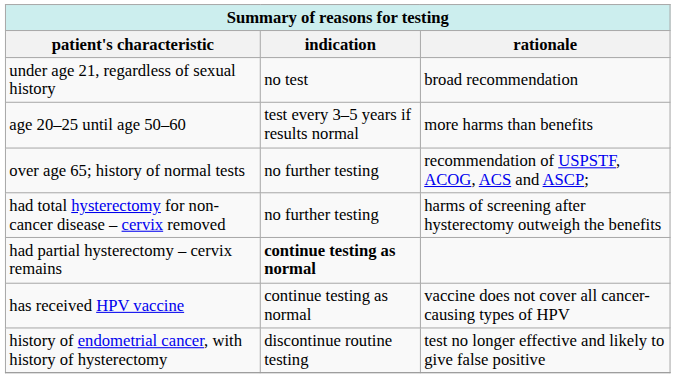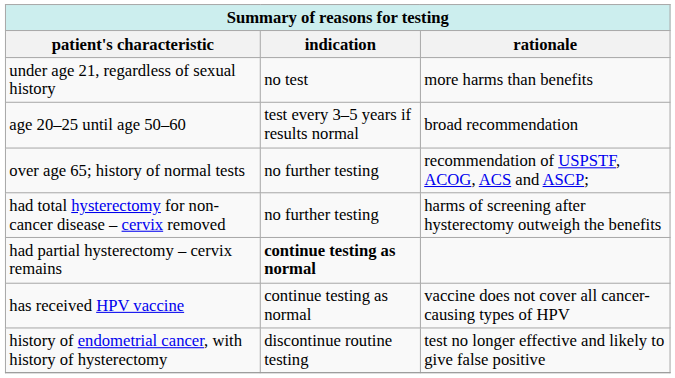(501, 79) broad recommendation -> (509, 79) more harms than benefits
(509, 124) more harms than benefits -> (501, 124) broad recommendation
